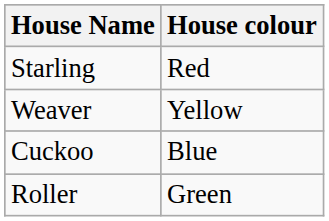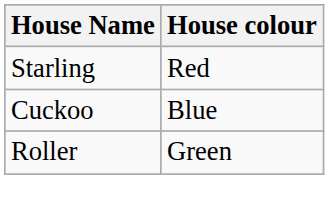- row: (51, 109)
